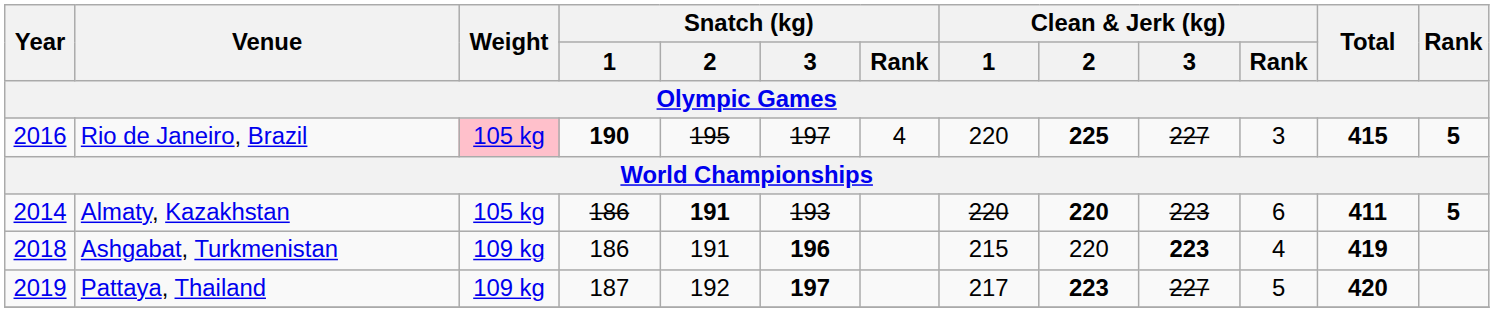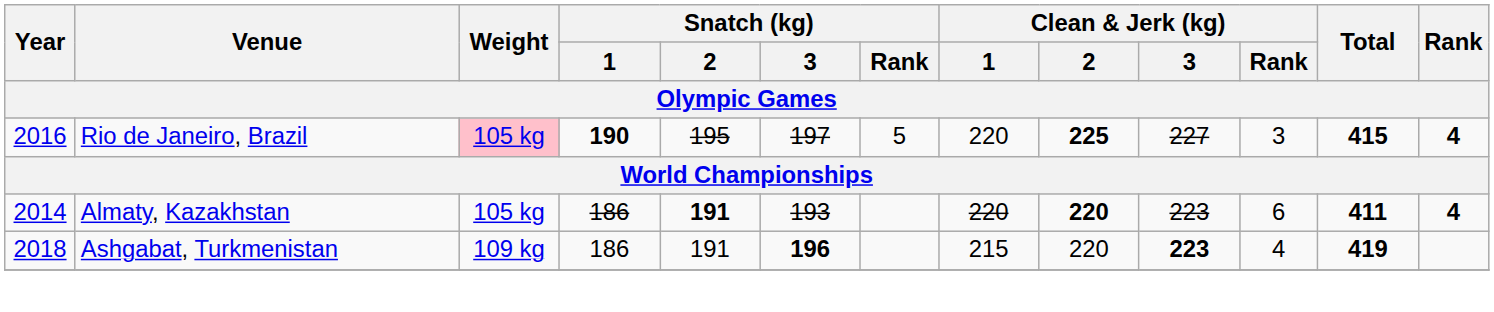(899, 136) 4 -> (899, 136) 5
(1453, 136) 5 -> (1453, 136) 4
(1453, 212) 5 -> (1453, 212) 4
- row: (173, 288)
